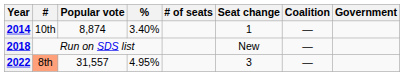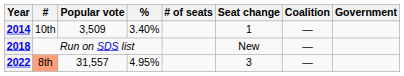(93, 29) 8,874 -> (93, 29) 3,509
